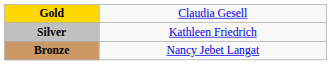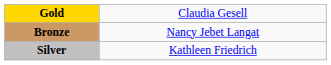rows swapped: (52, 32) <-> (52, 50)
